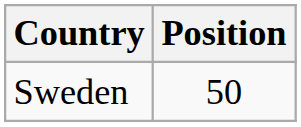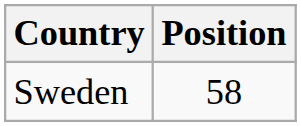(224, 90) 50 -> (224, 90) 58
